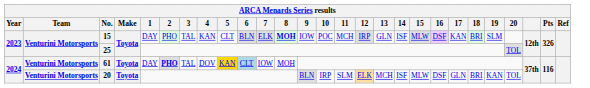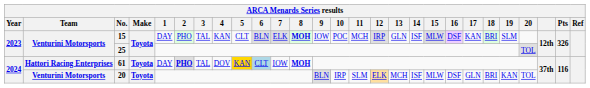(61, 63) Venturini Motorsports -> (69, 63) Hattori Racing Enterprises
(286, 63) normal -> (301, 63) bold
